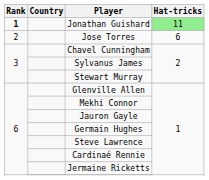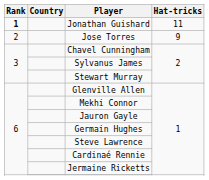(178, 24) lightgreen background -> (178, 24) no background
(178, 37) 6 -> (178, 37) 9
